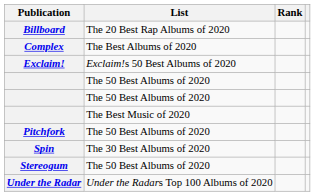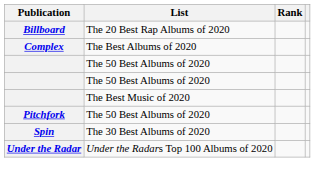- row: (44, 64)
- row: (44, 166)
